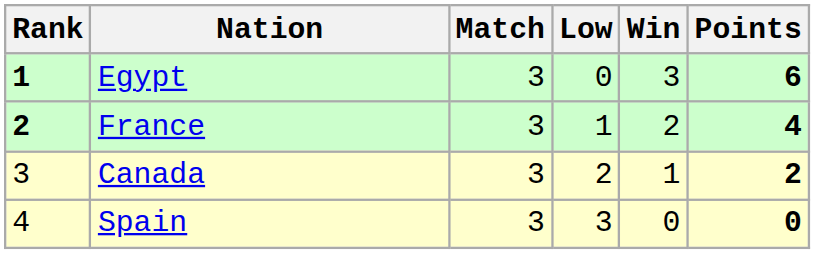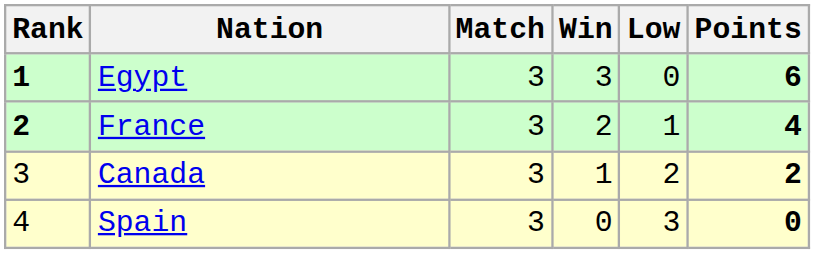columns swapped: (654, 29) <-> (586, 29)
